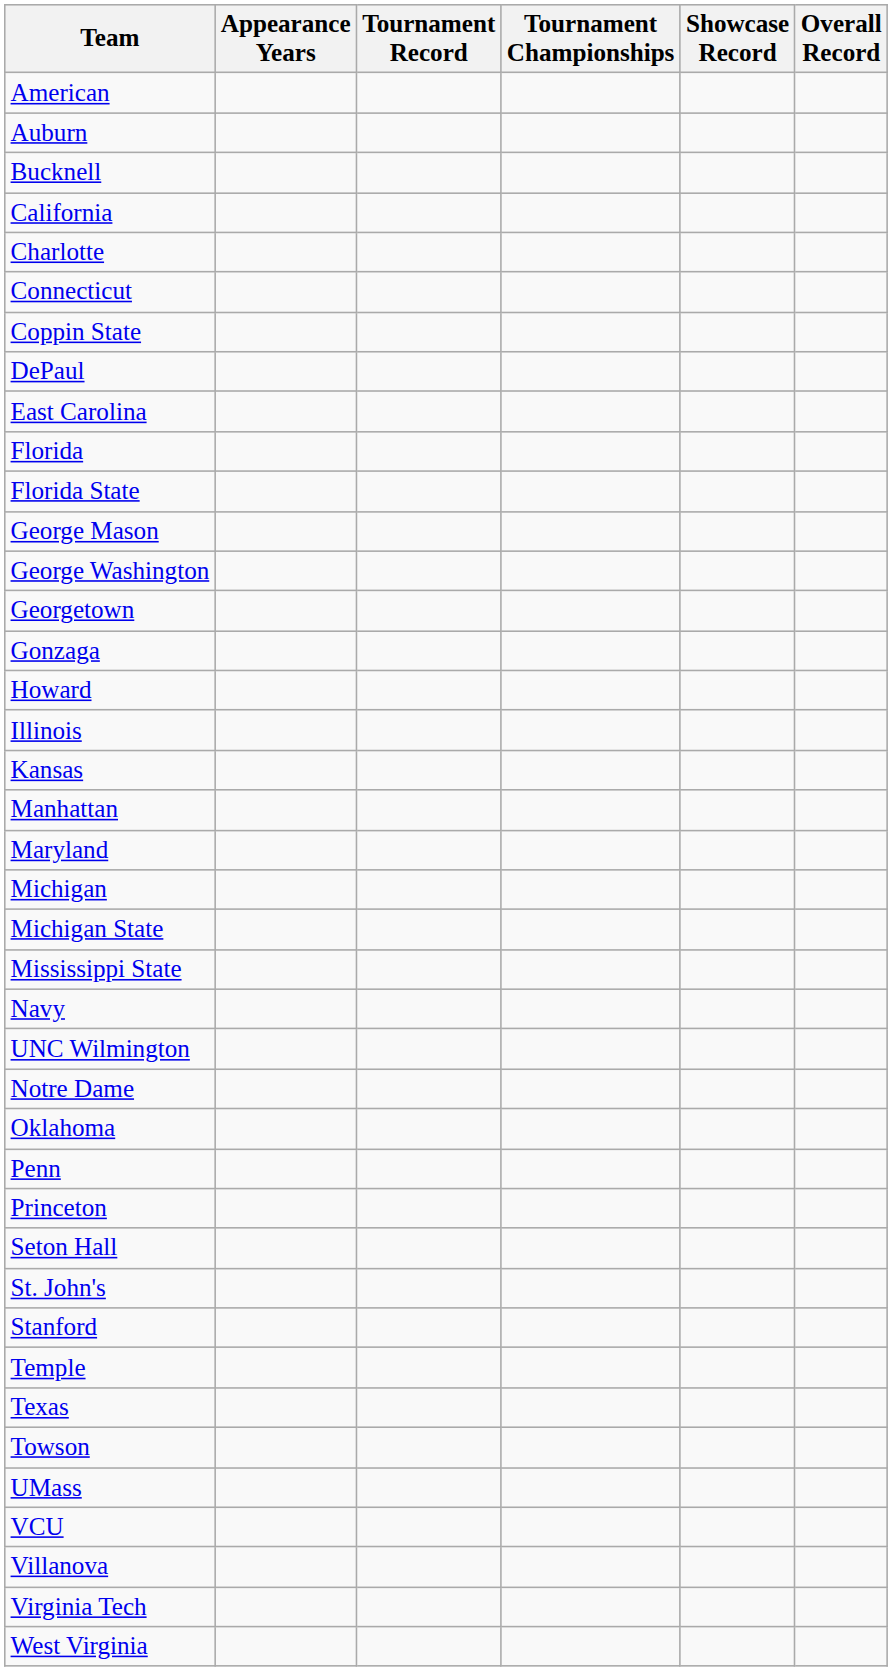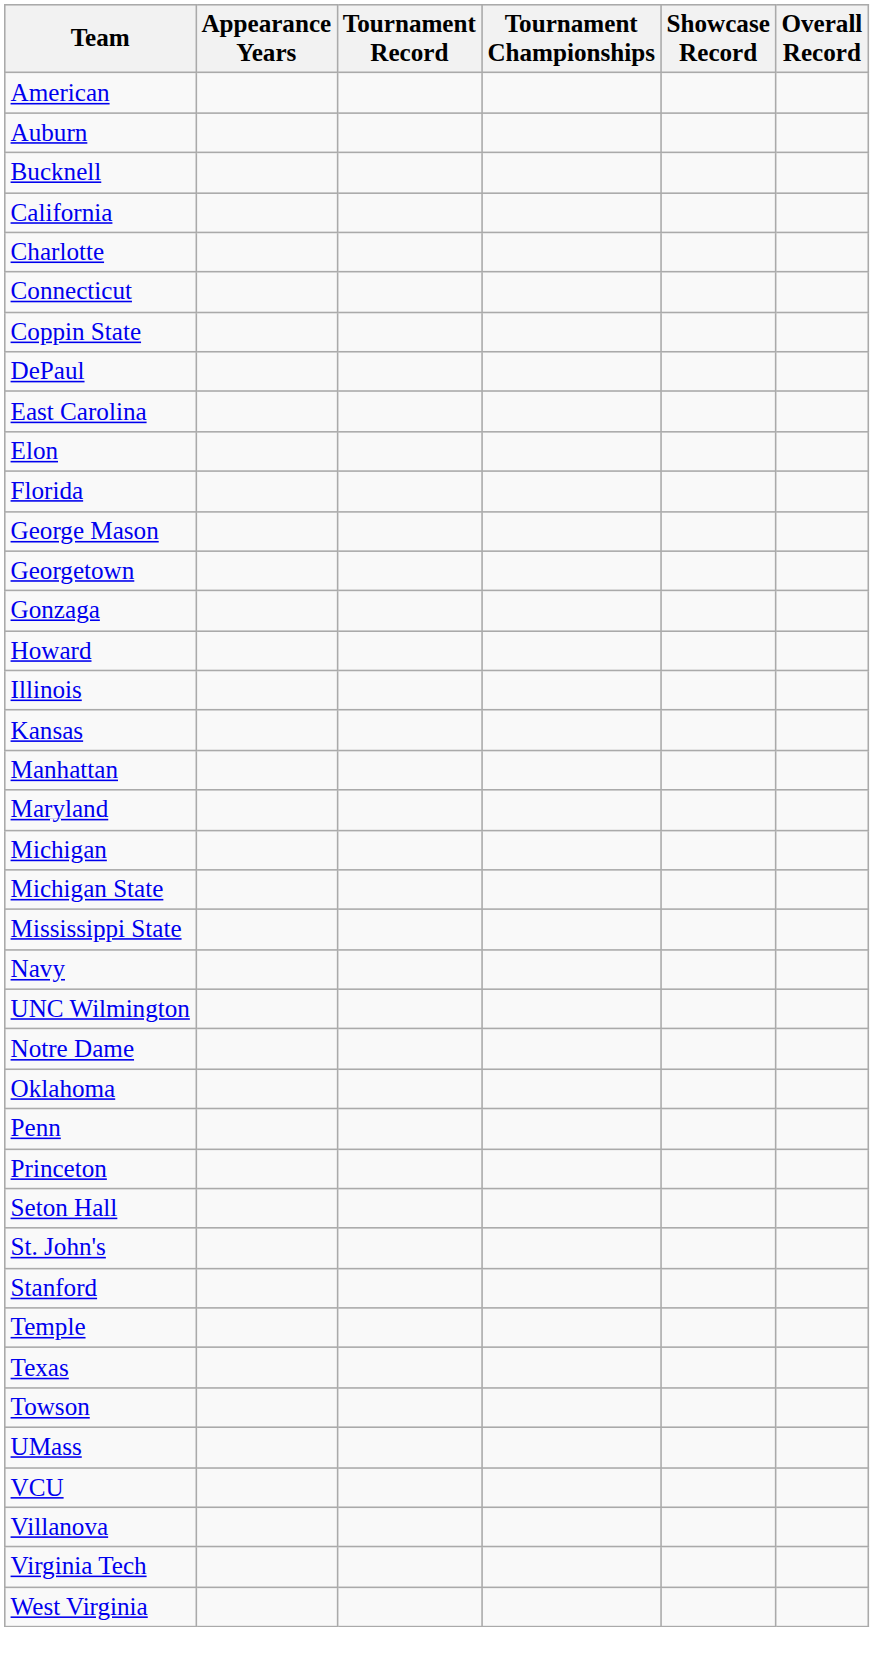+ row: (34, 451)
- row: (75, 490)
- row: (110, 570)
